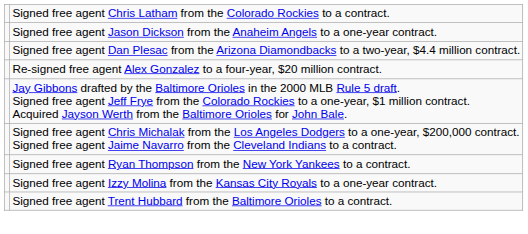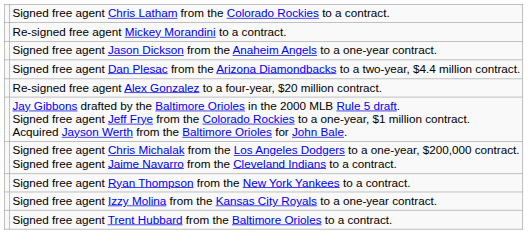+ row: (149, 32)
